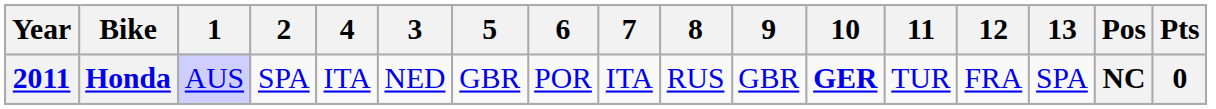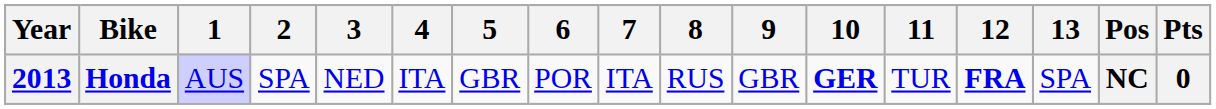columns swapped: (415, 29) <-> (347, 29)
(42, 78) 2011 -> (42, 78) 2013
(993, 78) normal -> (995, 78) bold
